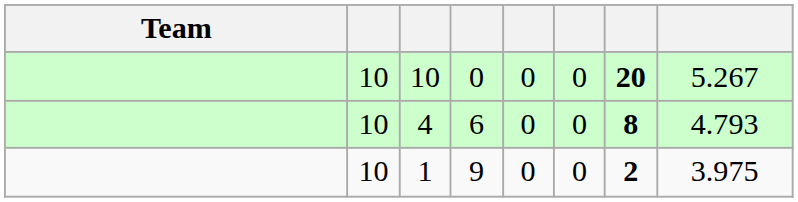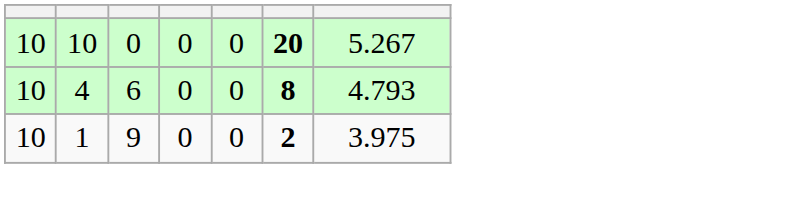- column: (176, 28)
